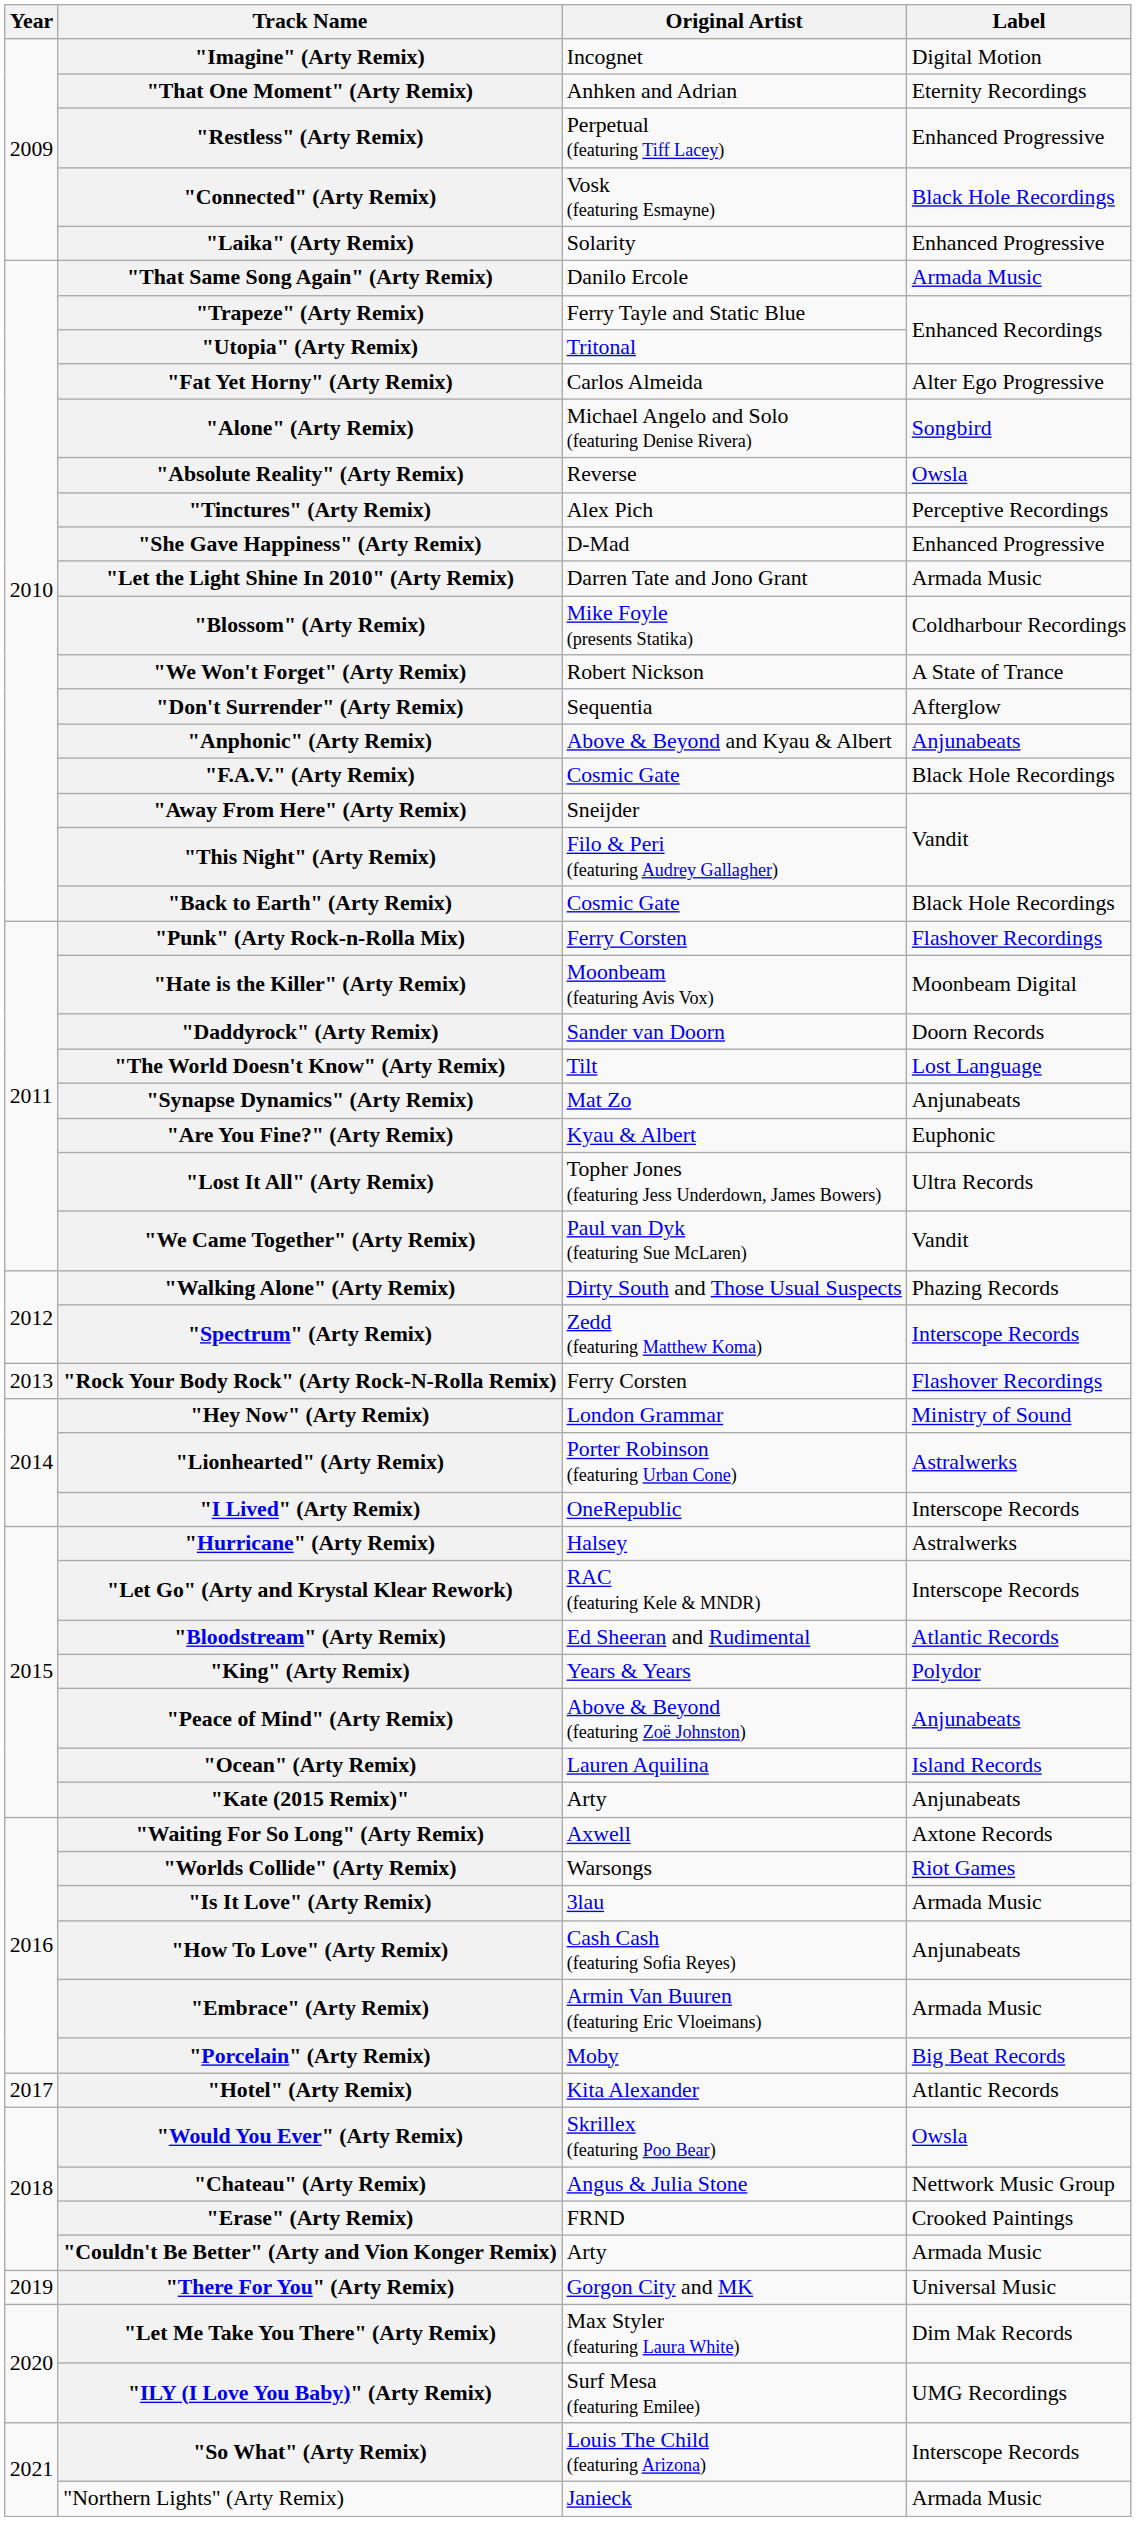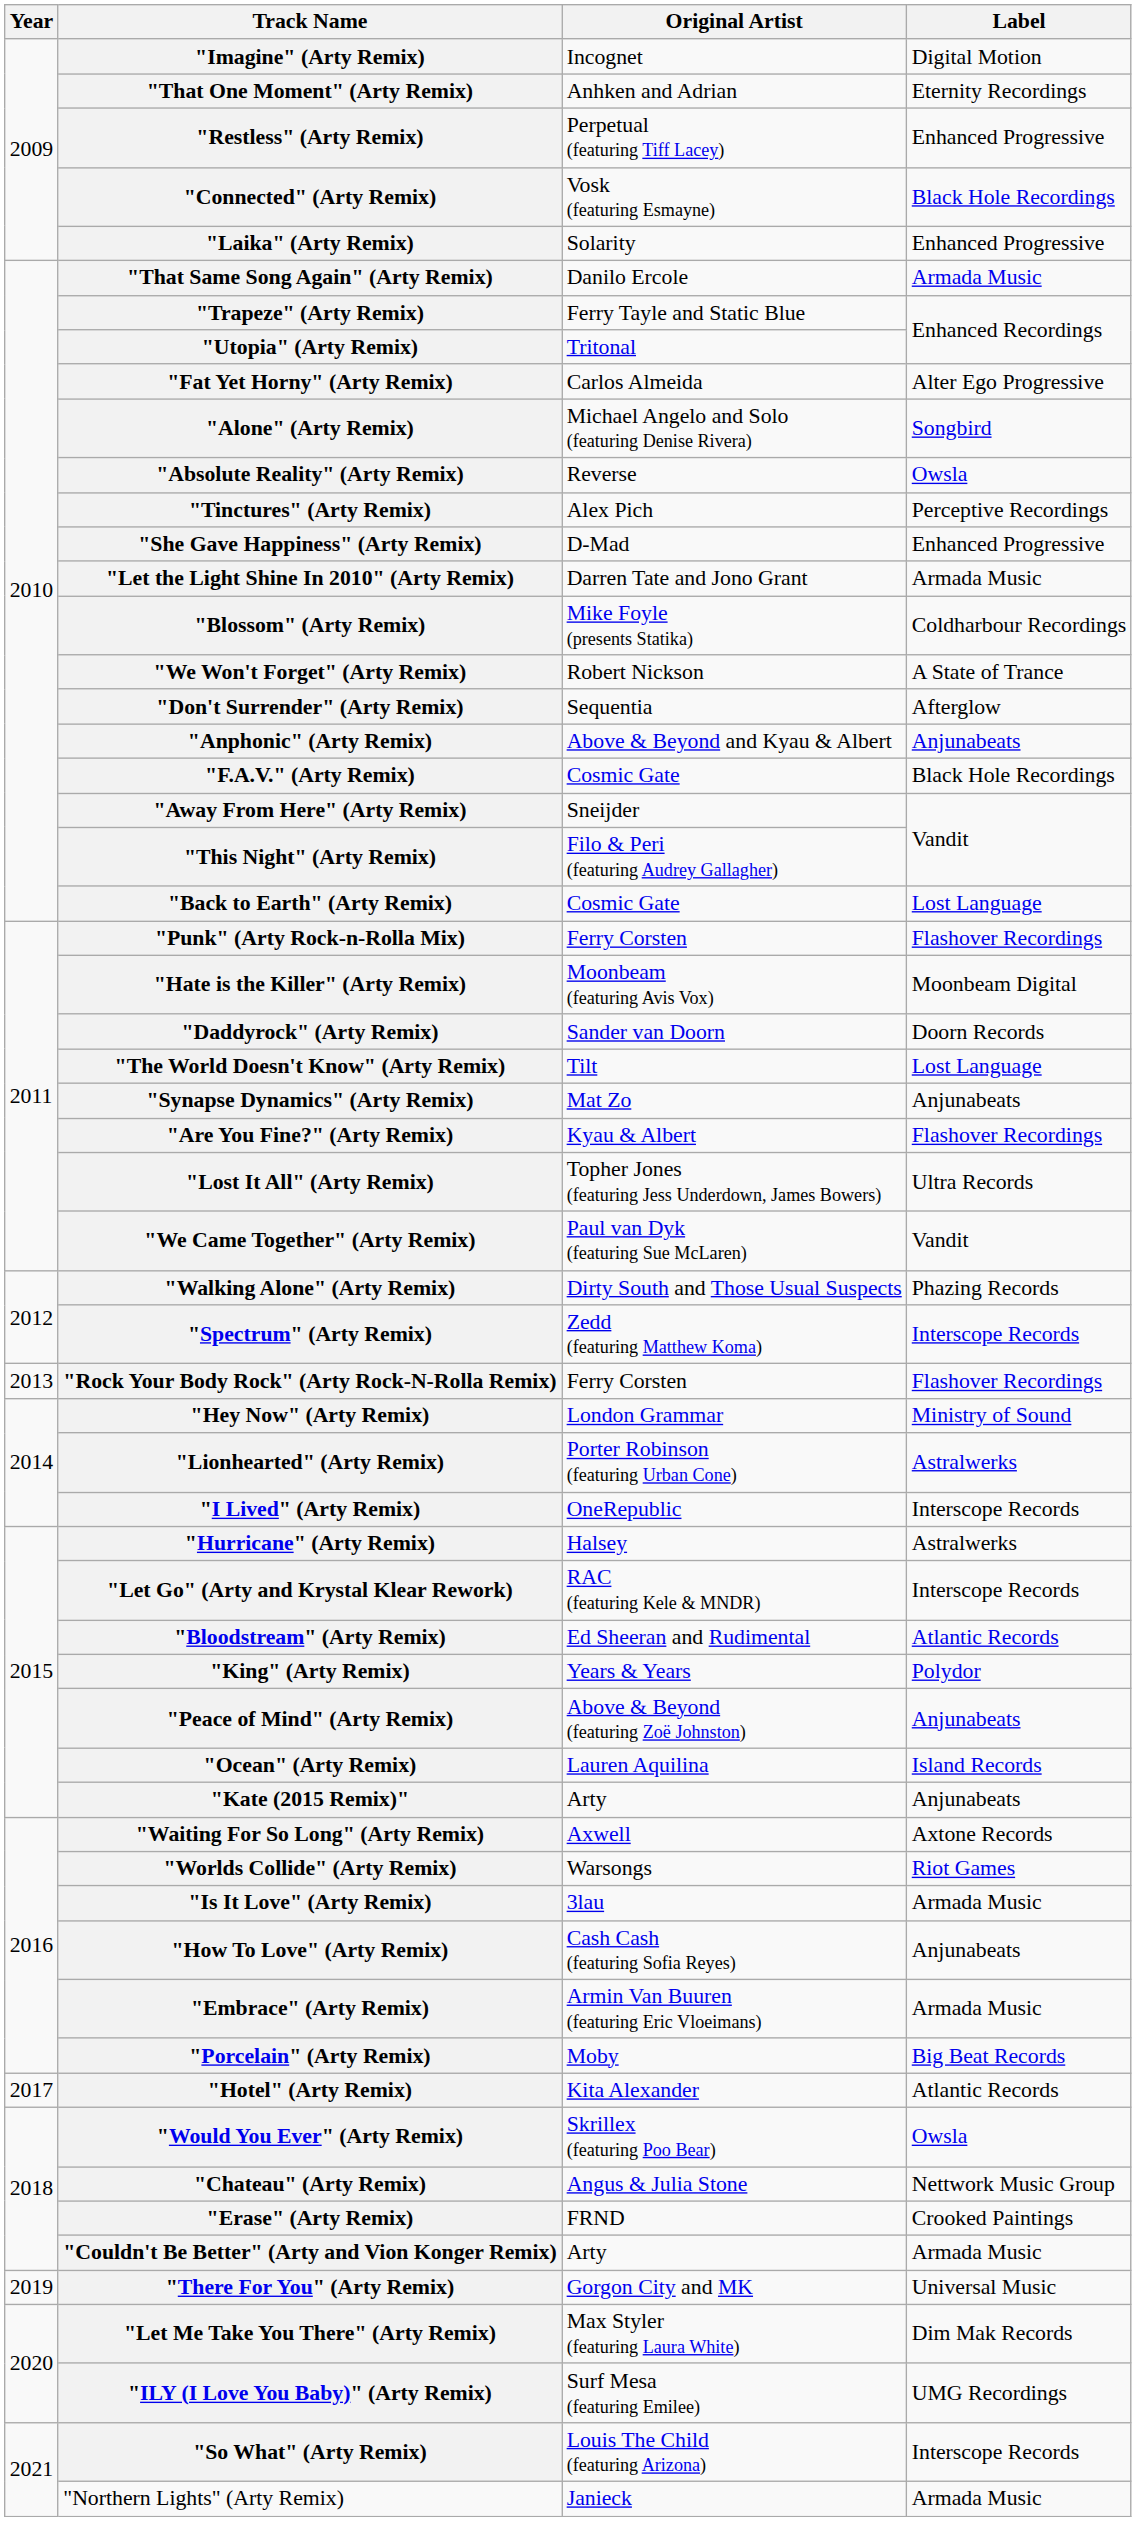(1013, 903) Black Hole Recordings -> (977, 903) Lost Language
(953, 1134) Euphonic -> (1007, 1134) Flashover Recordings
